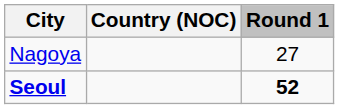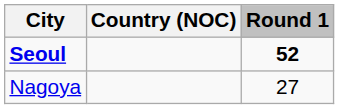rows swapped: (38, 86) <-> (45, 53)
